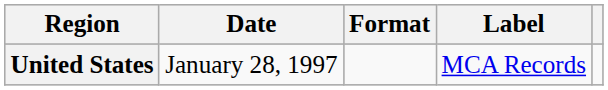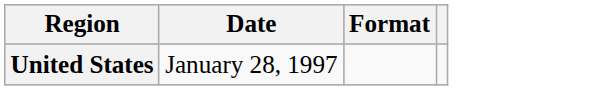- column: (514, 24)
